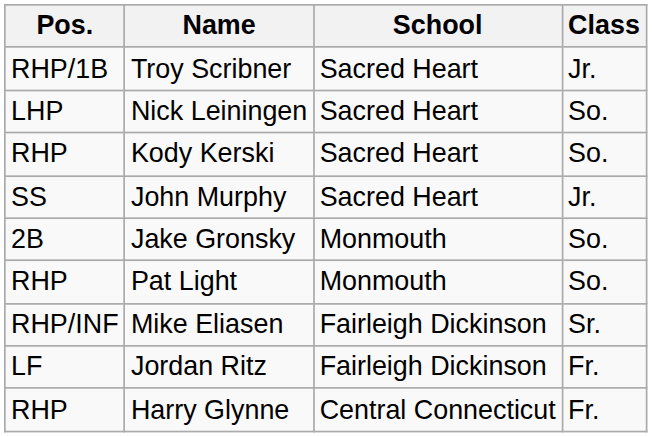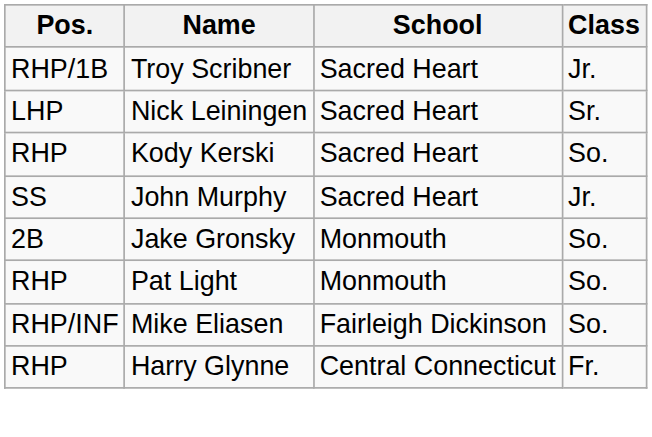(588, 111) So. -> (585, 111) Sr.
(585, 324) Sr. -> (588, 324) So.
- row: (199, 366)
